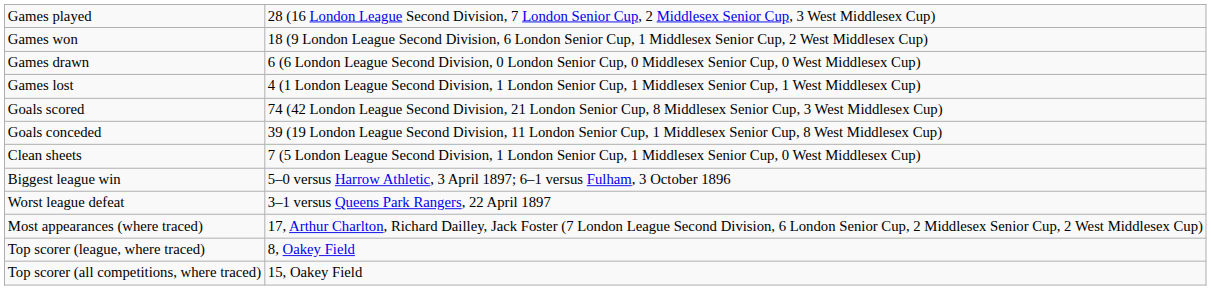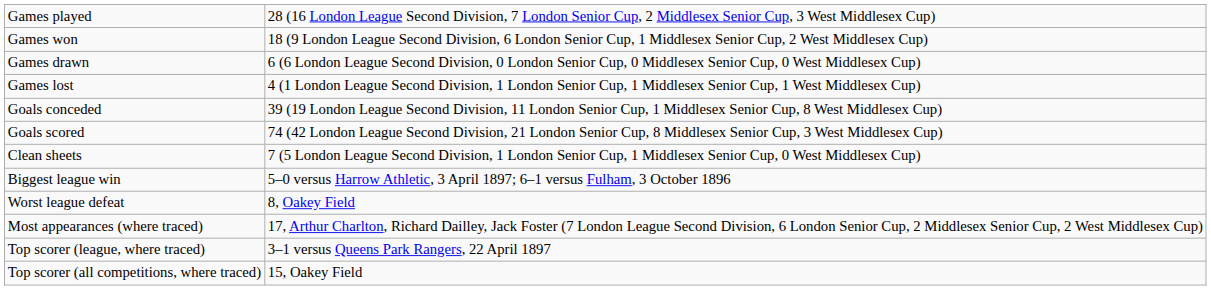rows swapped: (46, 109) <-> (55, 132)
(409, 202) 3–1 versus Queens Park Rangers, 22 April 1897 -> (311, 202) 8, Oakey Field
(311, 249) 8, Oakey Field -> (409, 249) 3–1 versus Queens Park Rangers, 22 April 1897
